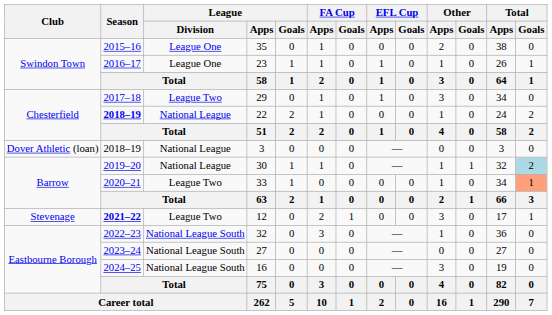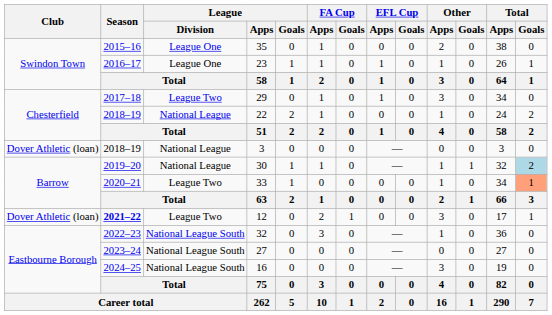(122, 115) bold -> (122, 115) normal
(53, 217) Stevenage -> (53, 217) Dover Athletic (loan)
